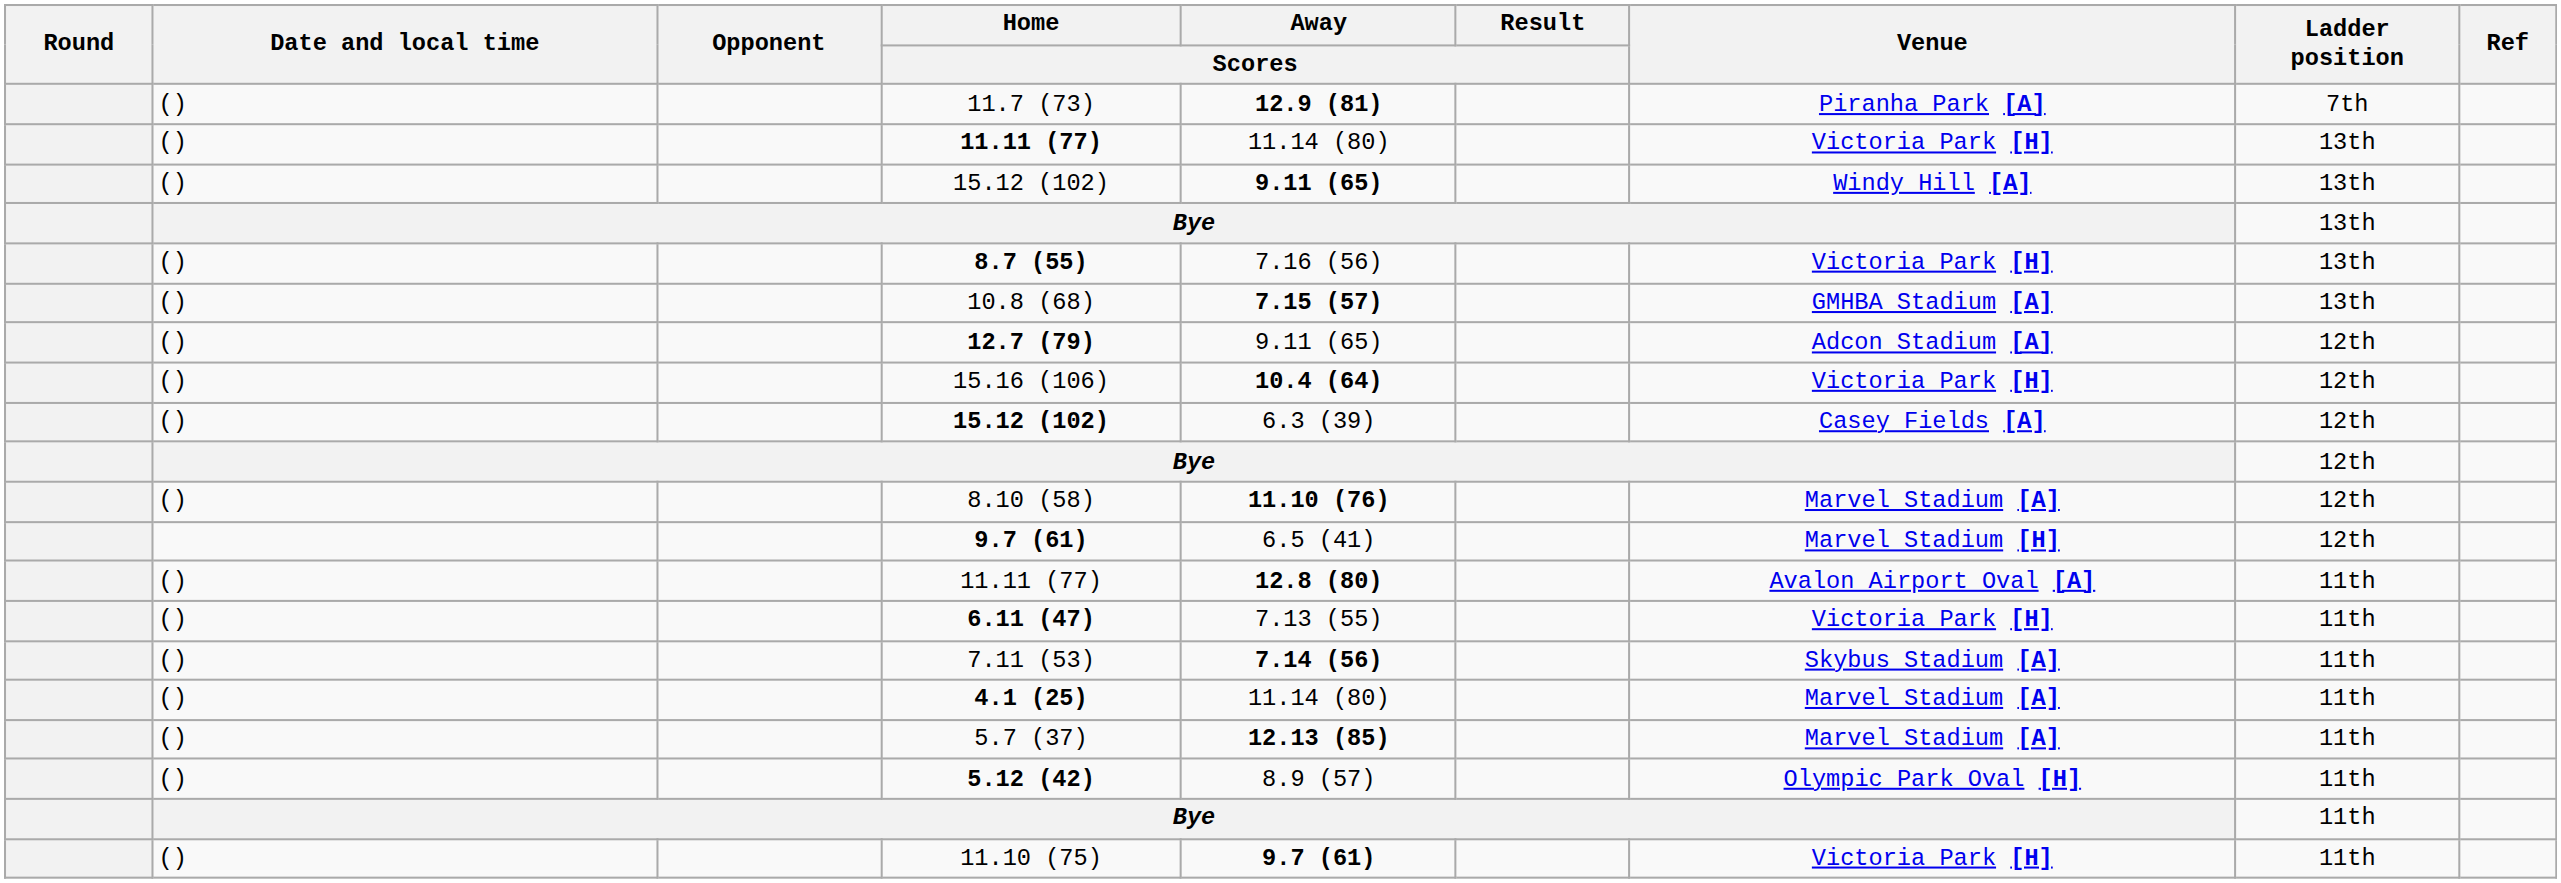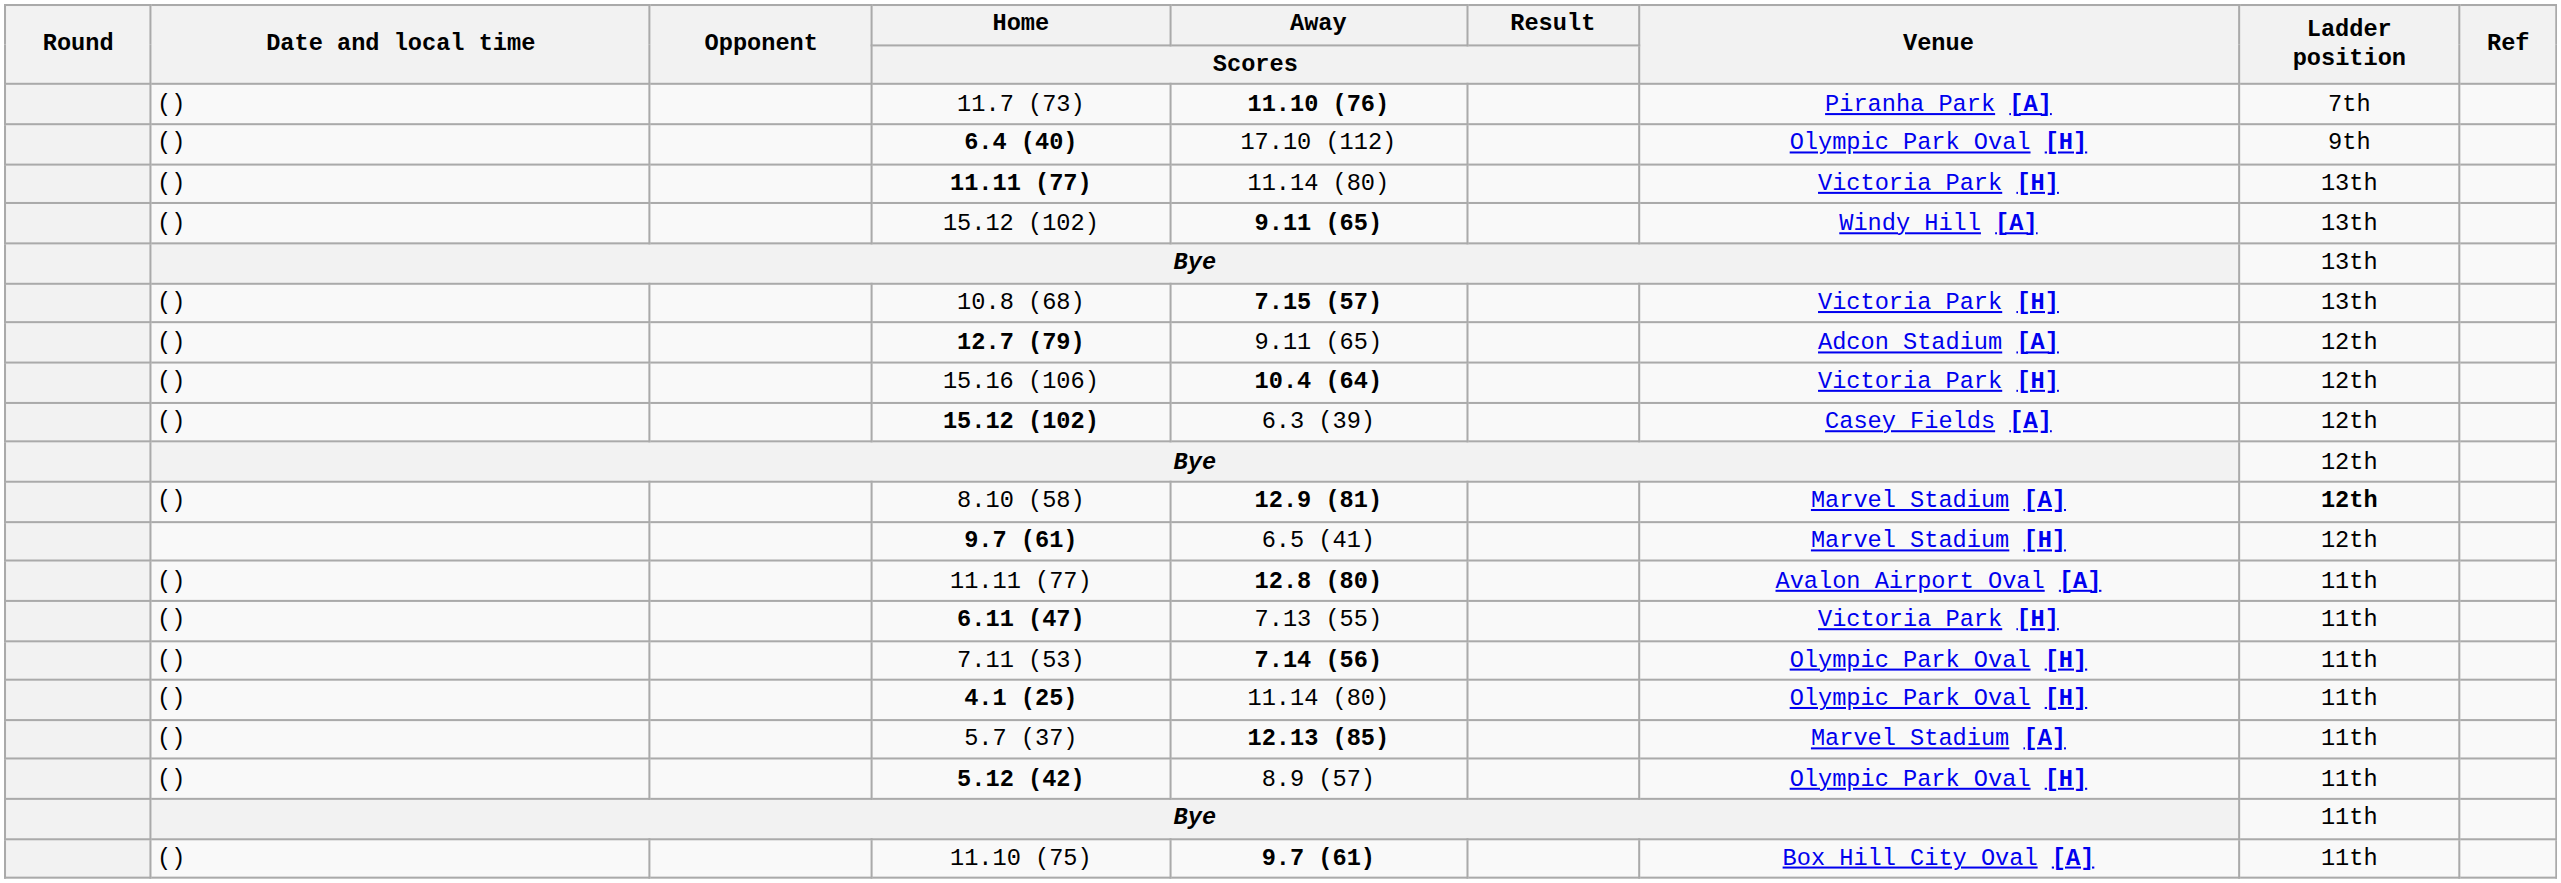(1319, 104) 12.9 (81) -> (1318, 104) 11.10 (76)
+ row: (171, 144)
- row: (173, 263)
(1932, 302) GMHBA Stadium [A] -> (1938, 302) Victoria Park [H]
(1319, 501) 11.10 (76) -> (1318, 501) 12.9 (81)
(2347, 501) normal -> (2349, 501) bold
(1932, 660) Skybus Stadium [A] -> (1938, 660) Olympic Park Oval [H]
(1932, 700) Marvel Stadium [A] -> (1938, 700) Olympic Park Oval [H]
(1932, 858) Victoria Park [H] -> (1938, 858) Box Hill City Oval [A]
